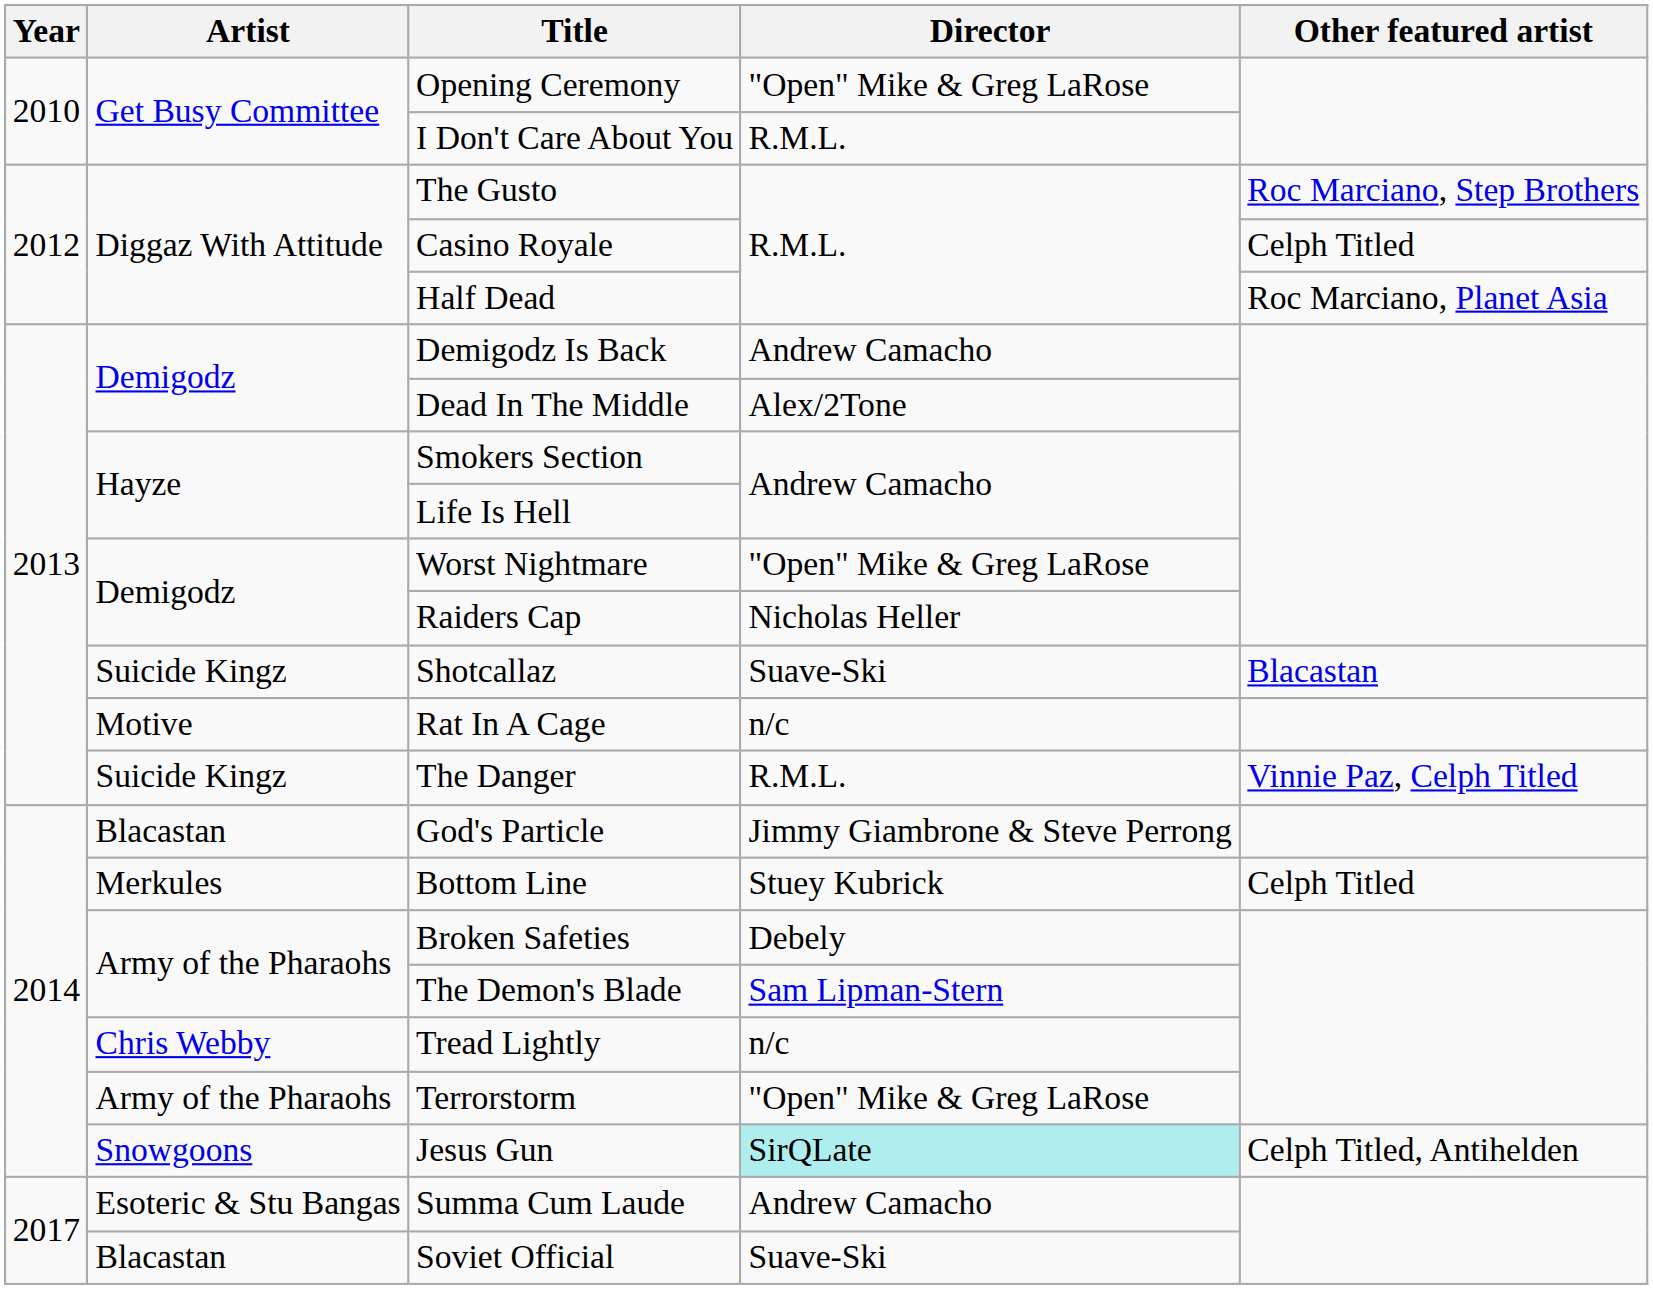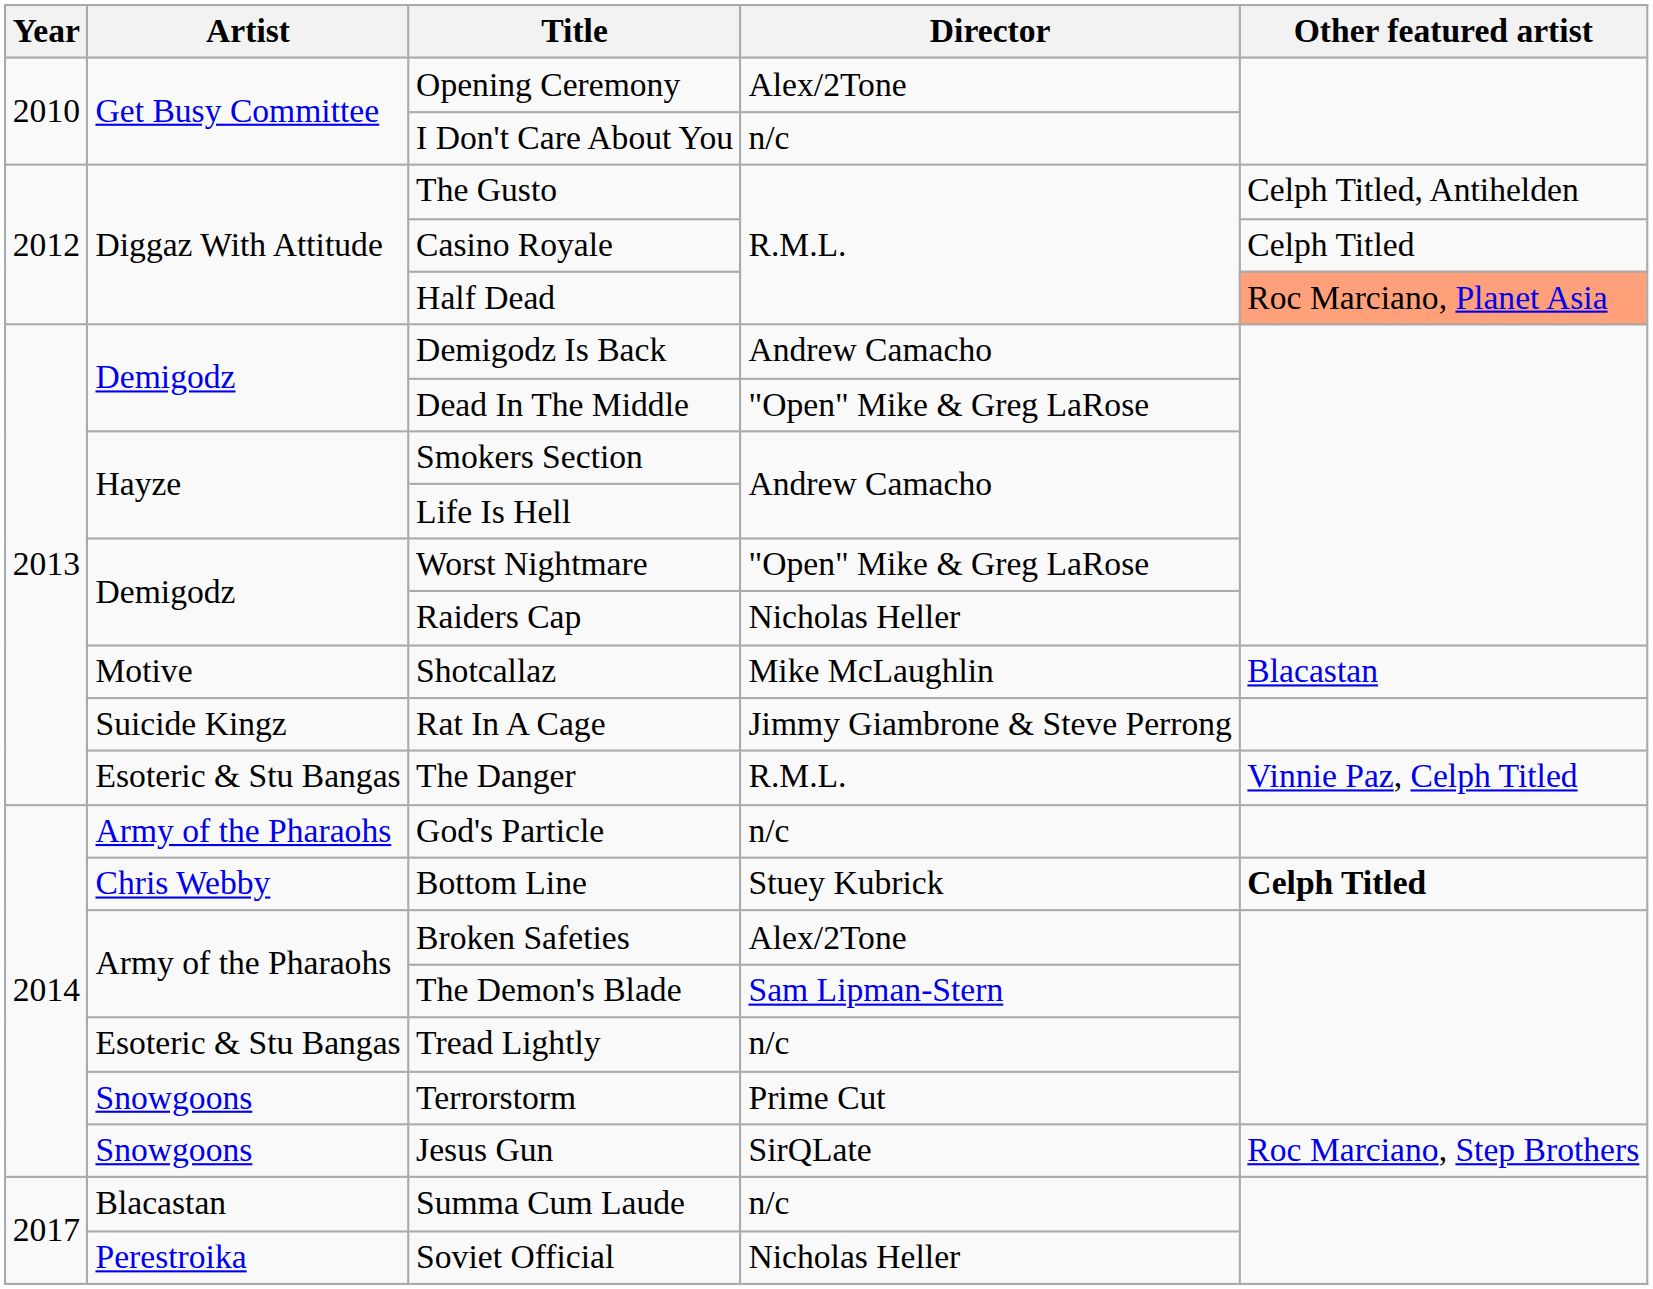(949, 84) "Open" Mike & Greg LaRose -> (828, 84) Alex/2Tone
(797, 137) R.M.L. -> (769, 137) n/c
(1443, 191) Roc Marciano, Step Brothers -> (1413, 191) Celph Titled, Antihelden
(1427, 297) no background -> (1427, 297) lightsalmon background
(828, 404) Alex/2Tone -> (949, 404) "Open" Mike & Greg LaRose
(191, 670) Suicide Kingz -> (144, 670) Motive
(818, 670) Suave-Ski -> (871, 670) Mike McLaughlin
(144, 723) Motive -> (191, 723) Suicide Kingz
(769, 723) n/c -> (990, 723) Jimmy Giambrone & Steve Perrong
(191, 777) Suicide Kingz -> (248, 777) Esoteric & Stu Bangas
(161, 830) Blacastan -> (243, 830) Army of the Pharaohs
(990, 830) Jimmy Giambrone & Steve Perrong -> (769, 830) n/c
(159, 883) Merkules -> (183, 883) Chris Webby
(1331, 883) normal -> (1337, 883) bold
(797, 937) Debely -> (828, 937) Alex/2Tone
(183, 1043) Chris Webby -> (248, 1043) Esoteric & Stu Bangas
(243, 1096) Army of the Pharaohs -> (174, 1096) Snowgoons
(949, 1096) "Open" Mike & Greg LaRose -> (817, 1096) Prime Cut
(810, 1150) paleturquoise background -> (810, 1150) no background
(1413, 1150) Celph Titled, Antihelden -> (1443, 1150) Roc Marciano, Step Brothers
(248, 1203) Esoteric & Stu Bangas -> (161, 1203) Blacastan
(870, 1203) Andrew Camacho -> (769, 1203) n/c
(161, 1256) Blacastan -> (171, 1256) Perestroika
(818, 1256) Suave-Ski -> (854, 1256) Nicholas Heller
